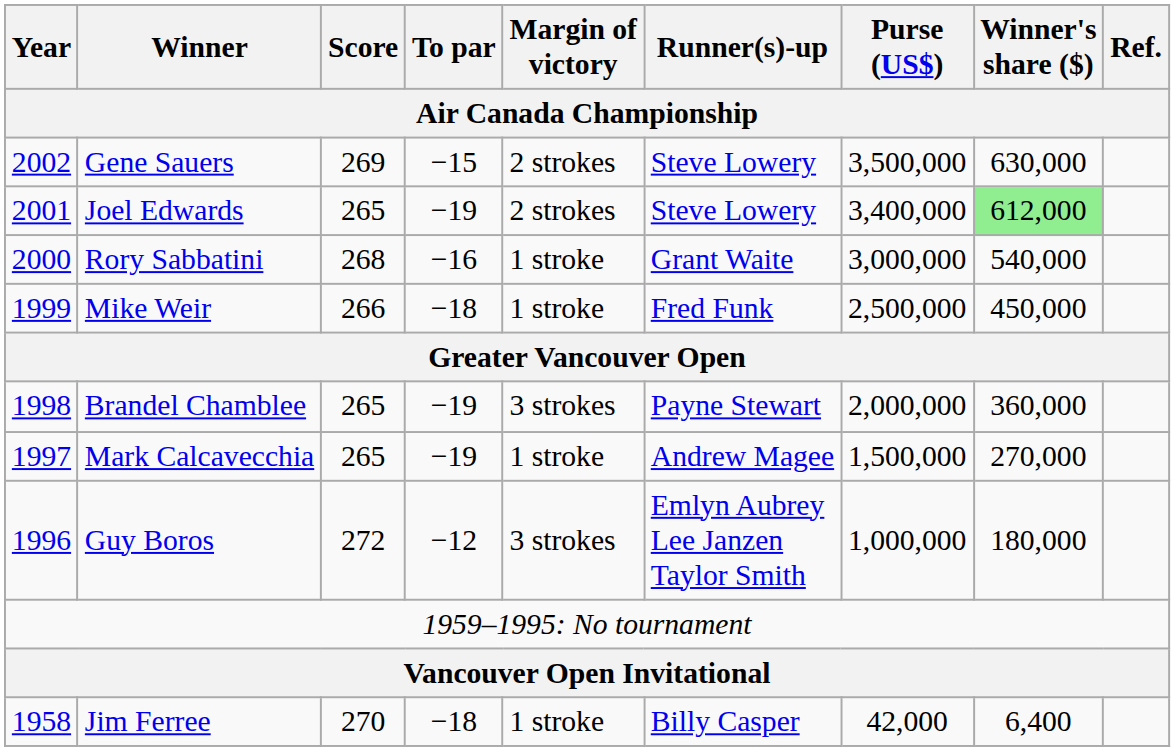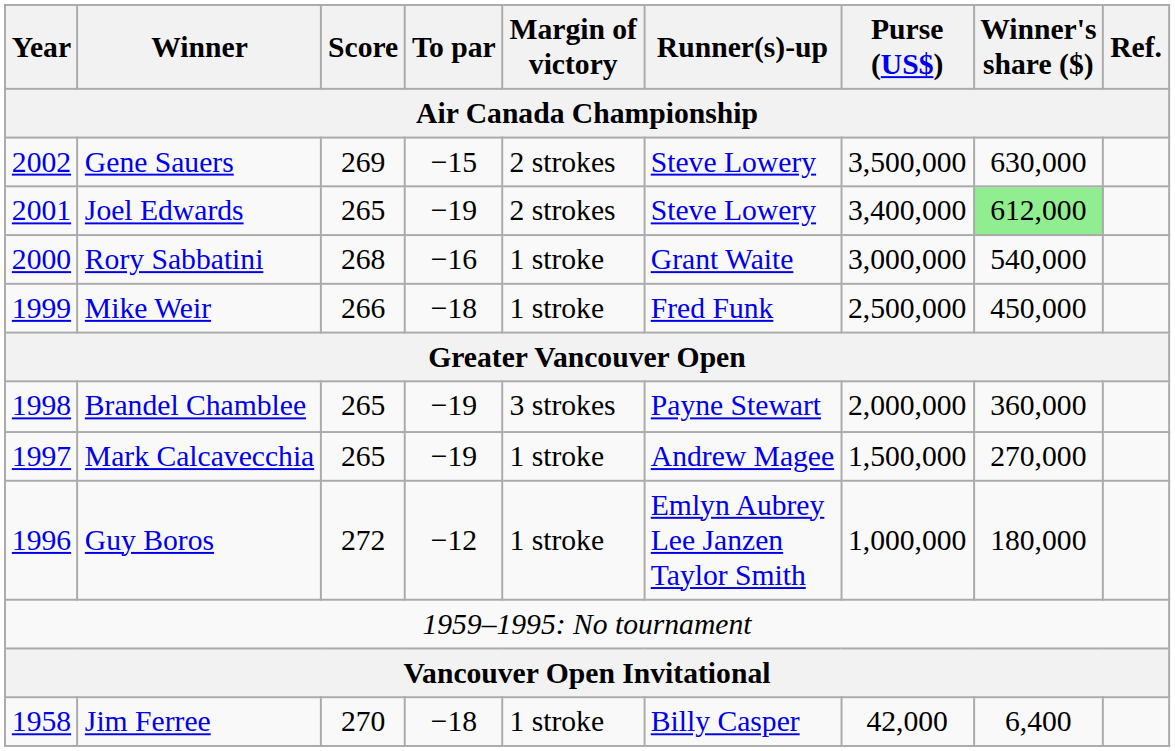(563, 539) 3 strokes -> (557, 539) 1 stroke
